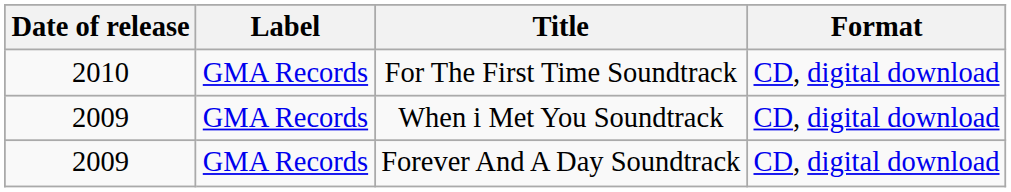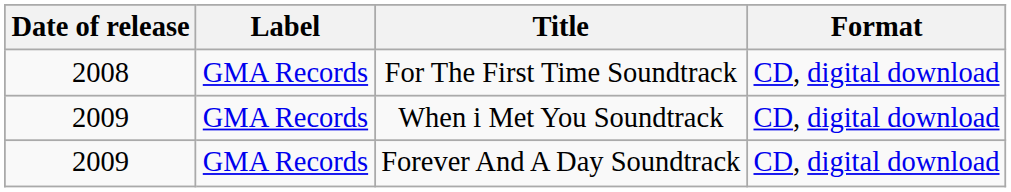(101, 72) 2010 -> (101, 72) 2008
